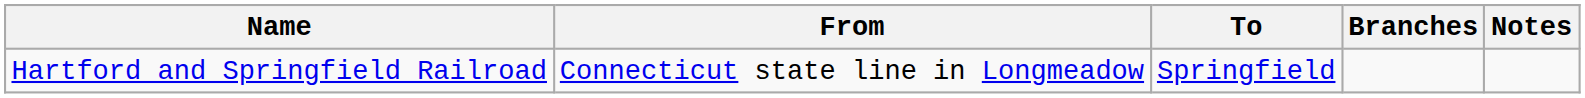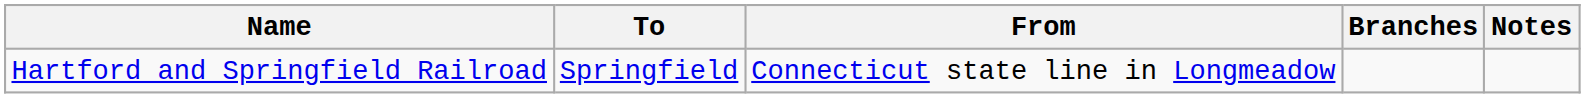columns swapped: (852, 27) <-> (1246, 27)
